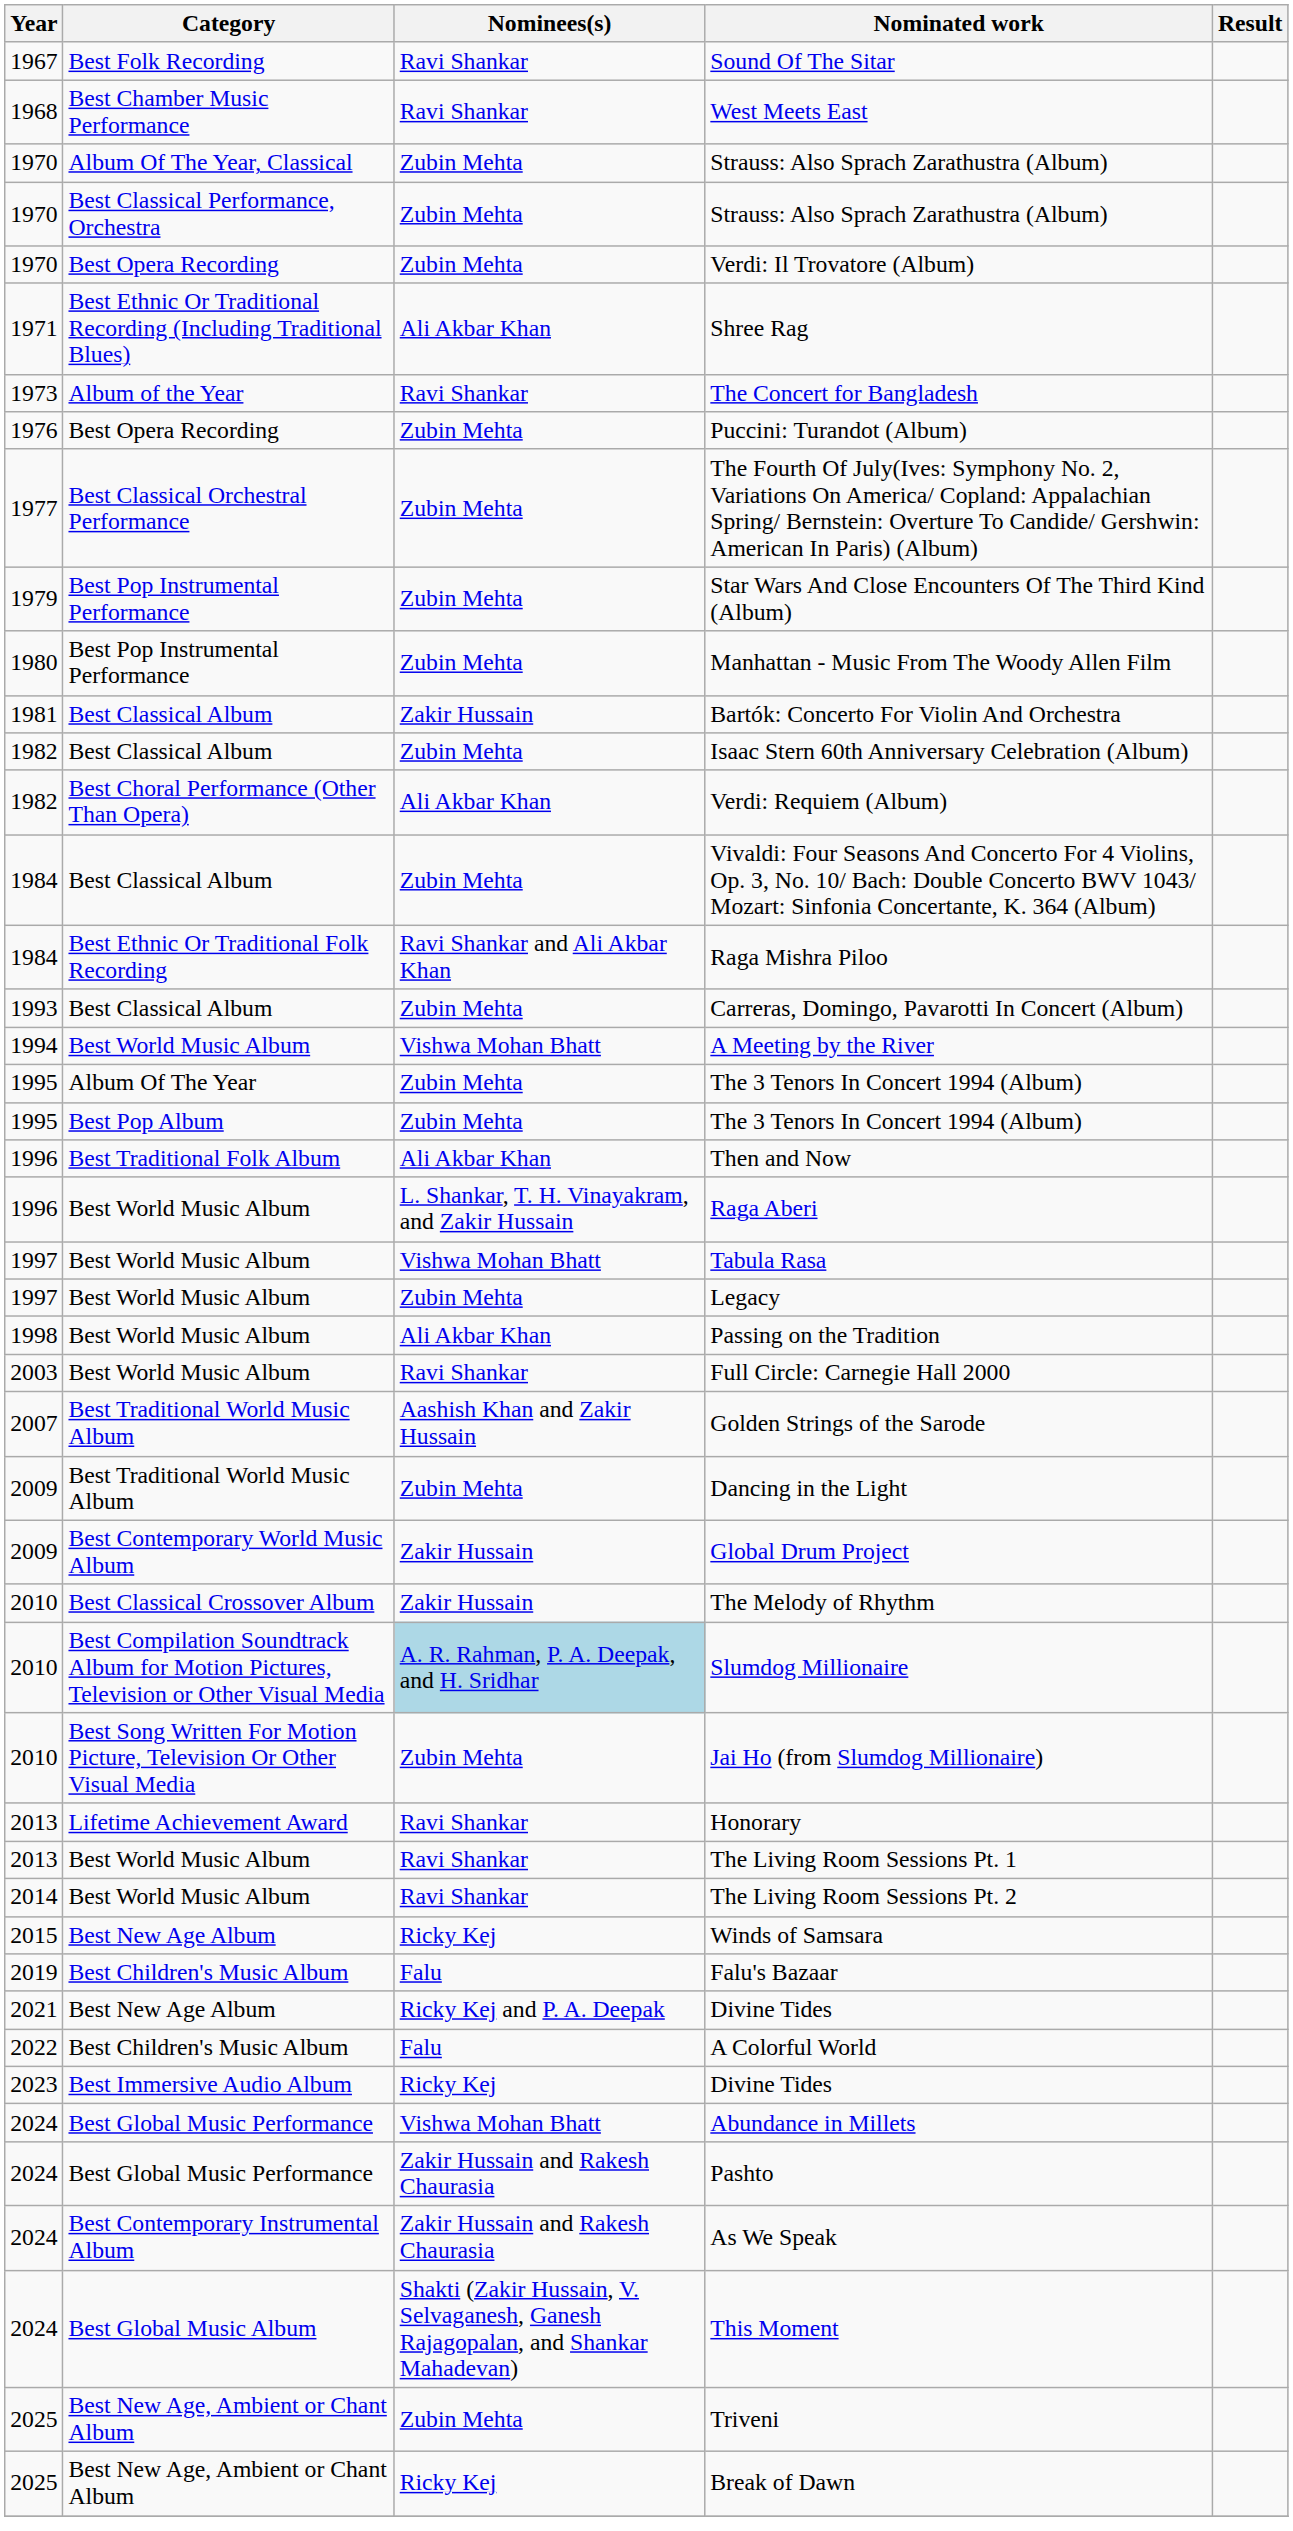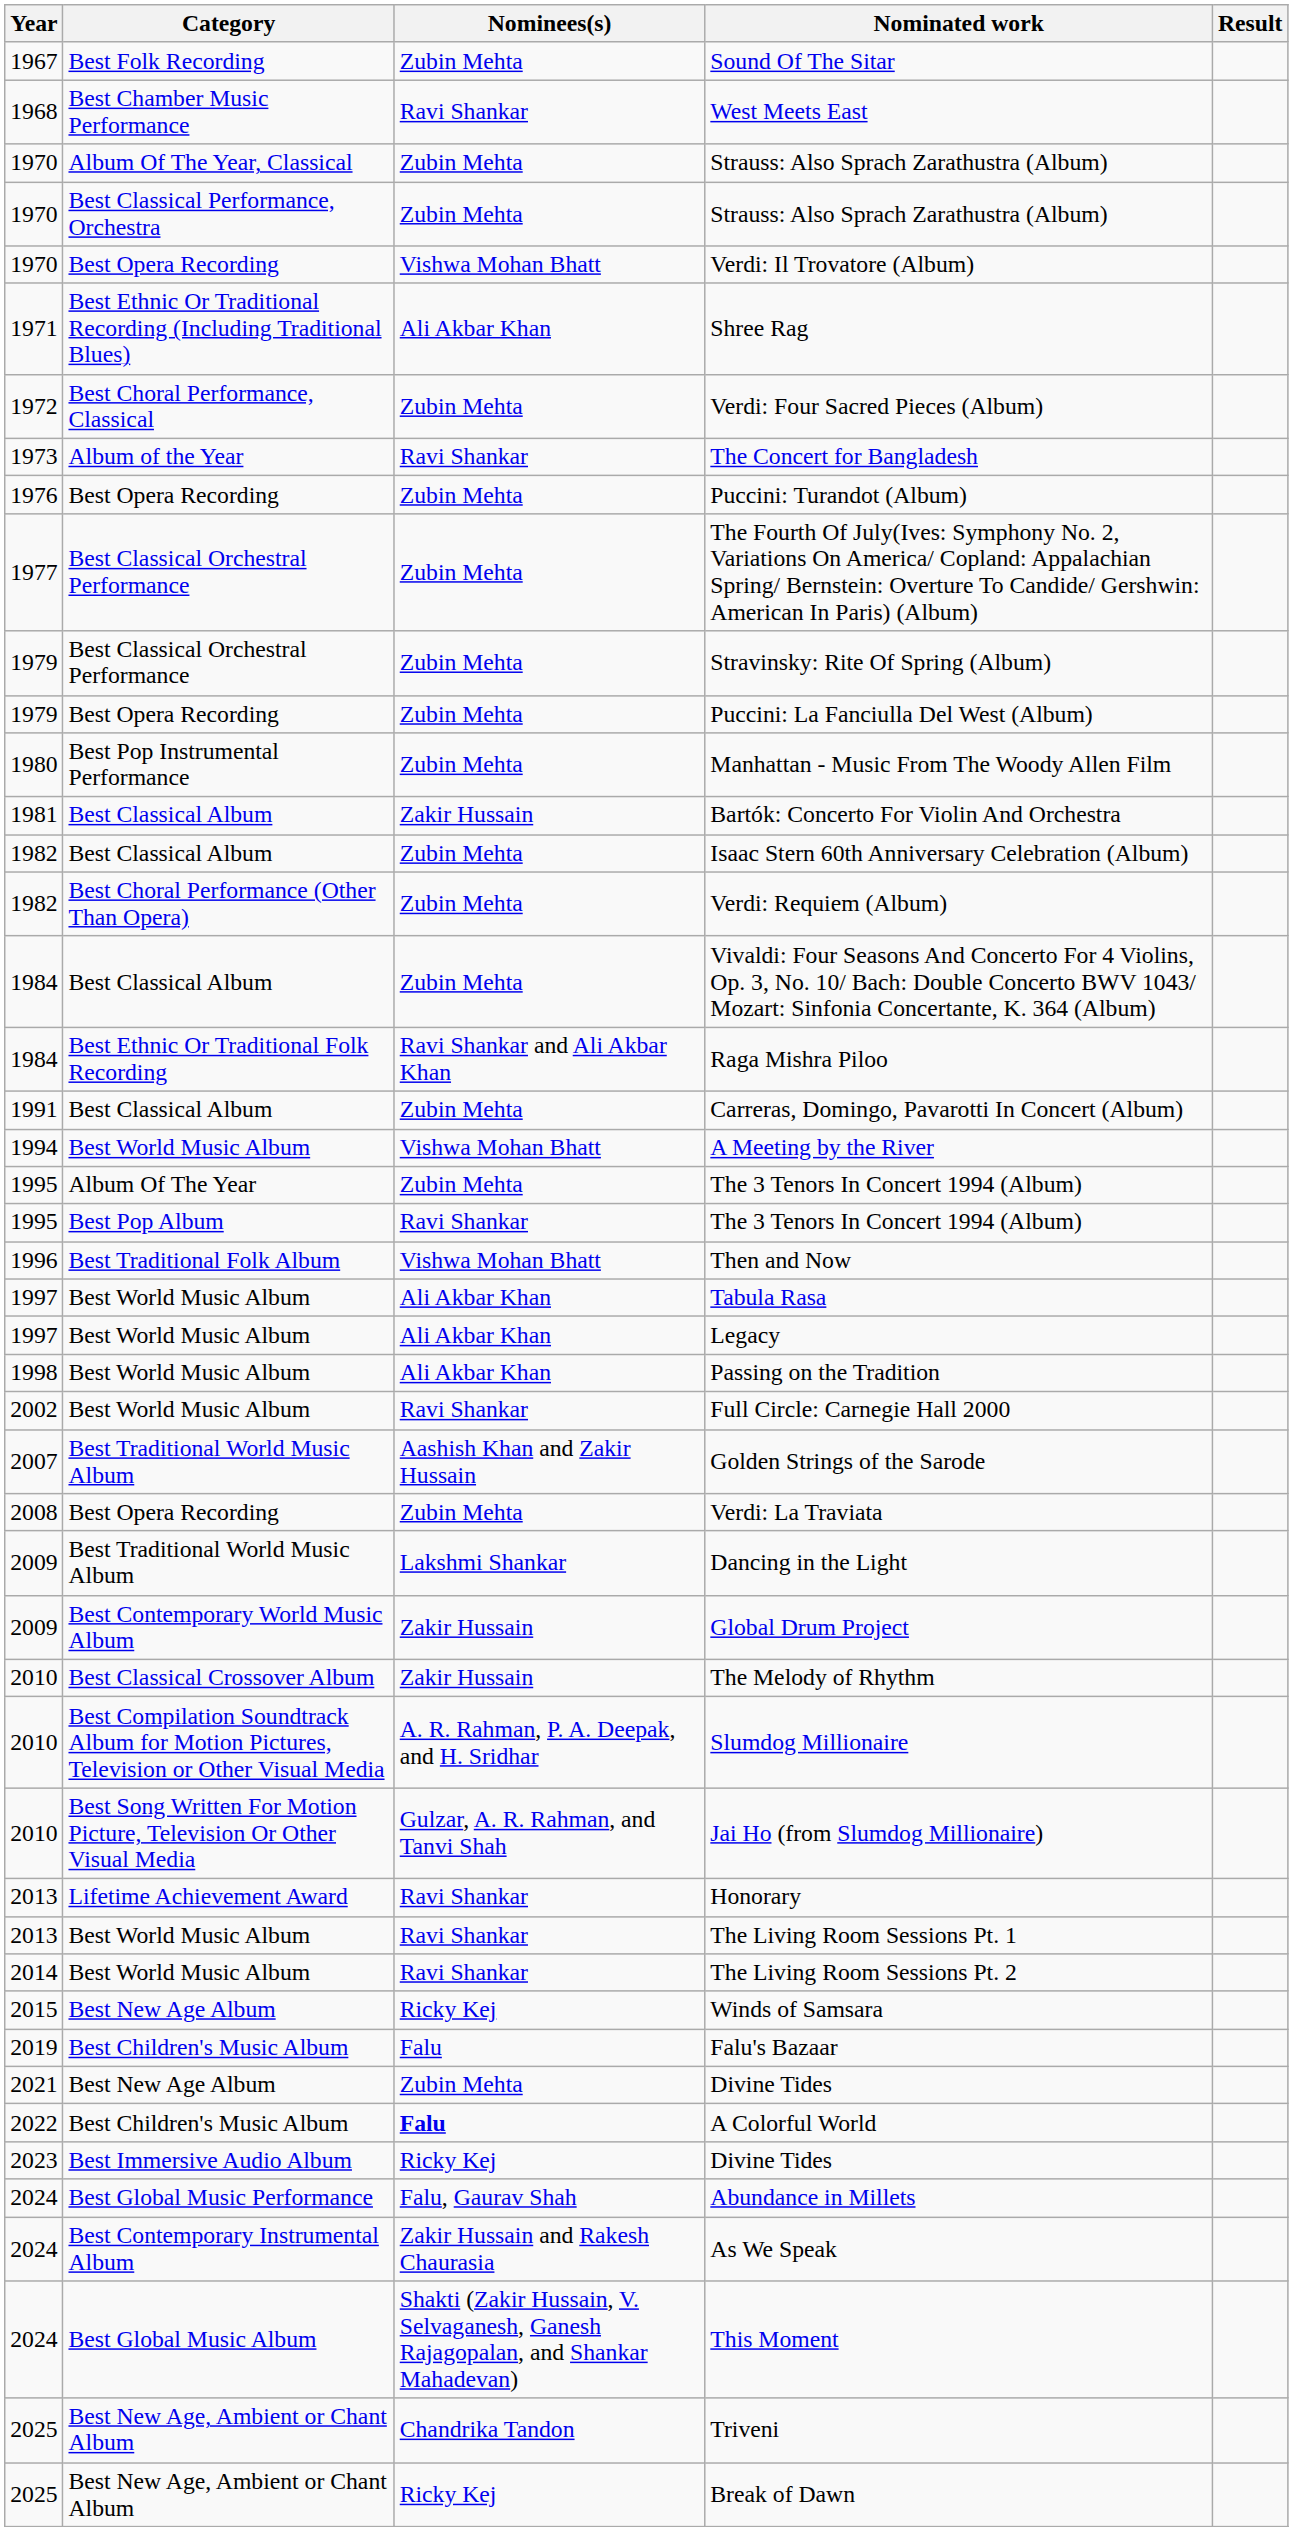(464, 60) Ravi Shankar -> (461, 60) Zubin Mehta
(461, 264) Zubin Mehta -> (500, 264) Vishwa Mohan Bhatt
+ row: (191, 406)
- row: (174, 598)
+ row: (187, 662)
+ row: (174, 713)
(475, 802) Ali Akbar Khan -> (461, 903) Zubin Mehta
(34, 1008) 1993 -> (34, 1109) 1991
(461, 1120) Zubin Mehta -> (464, 1222) Ravi Shankar
(475, 1158) Ali Akbar Khan -> (500, 1260) Vishwa Mohan Bhatt
- row: (189, 1209)
(500, 1260) Vishwa Mohan Bhatt -> (475, 1297) Ali Akbar Khan
(461, 1297) Zubin Mehta -> (475, 1335) Ali Akbar Khan
(34, 1372) 2003 -> (34, 1410) 2002
+ row: (174, 1511)
(461, 1487) Zubin Mehta -> (483, 1562) Lakshmi Shankar
(538, 1667) lightblue background -> (538, 1742) no background
(461, 1757) Zubin Mehta -> (528, 1832) Gulzar, A. R. Rahman, and Tanvi Shah
(532, 2009) Ricky Kej and P. A. Deepak -> (461, 2084) Zubin Mehta
(421, 2047) normal -> (423, 2122) bold
(500, 2122) Vishwa Mohan Bhatt -> (488, 2197) Falu, Gaurav Shah
- row: (221, 2173)
(461, 2419) Zubin Mehta -> (487, 2430) Chandrika Tandon
